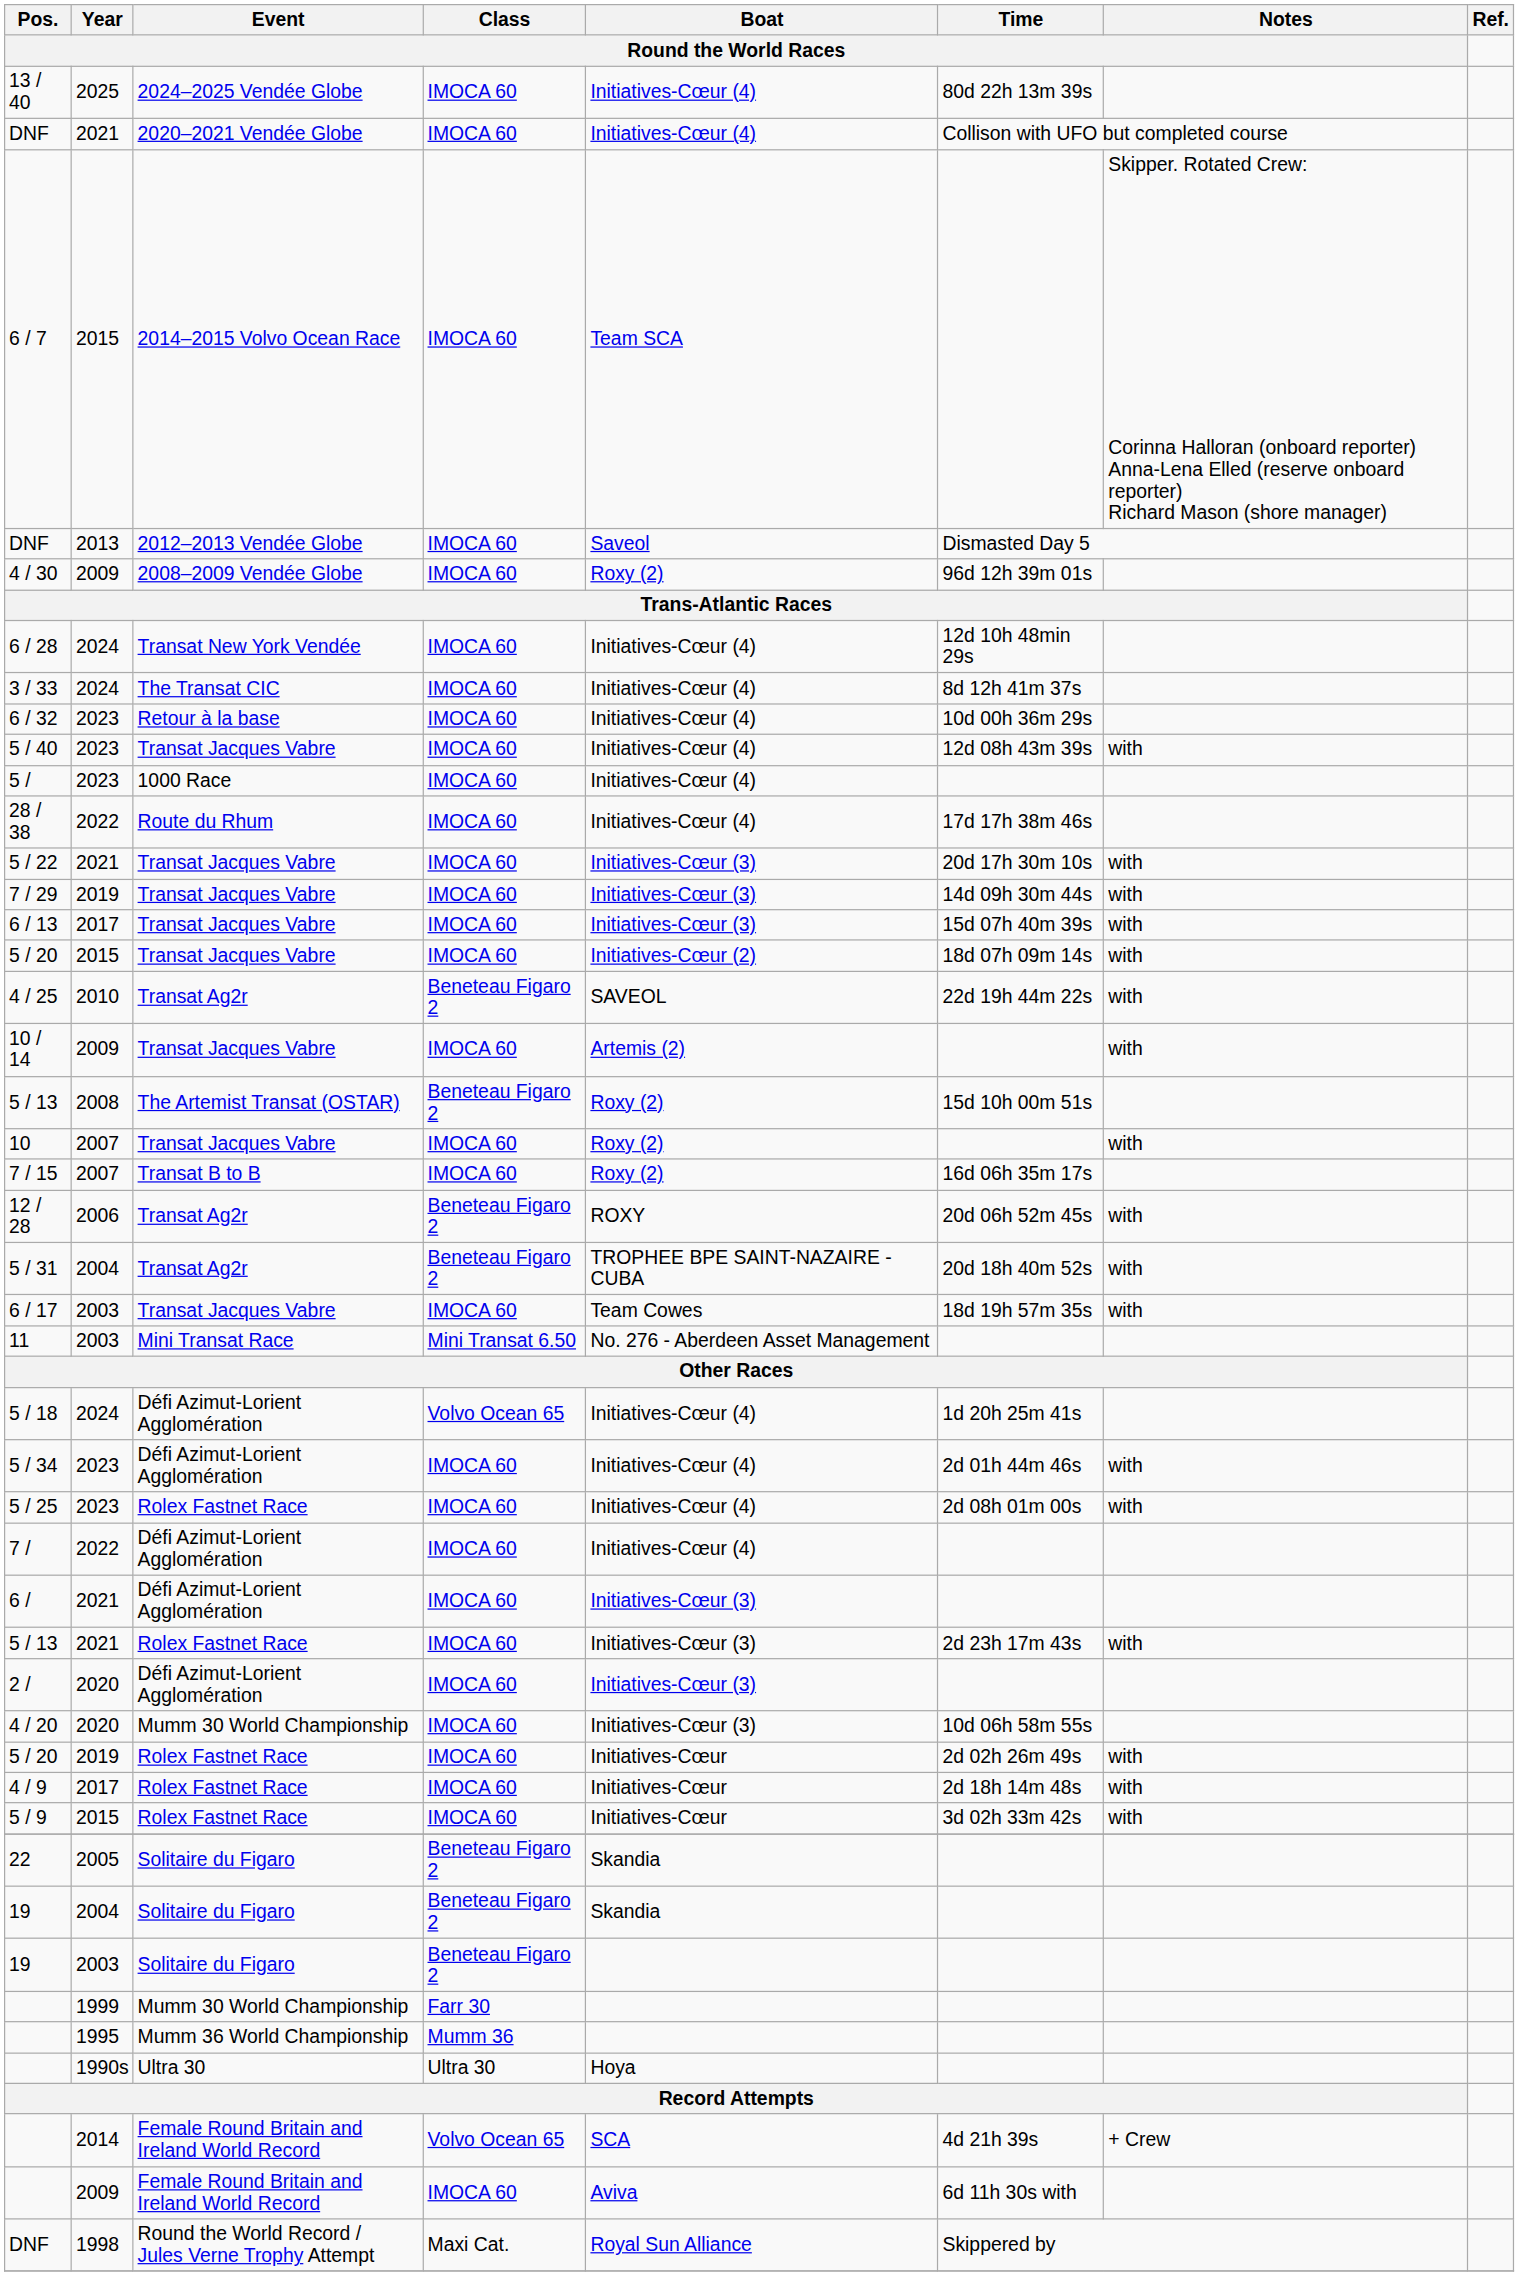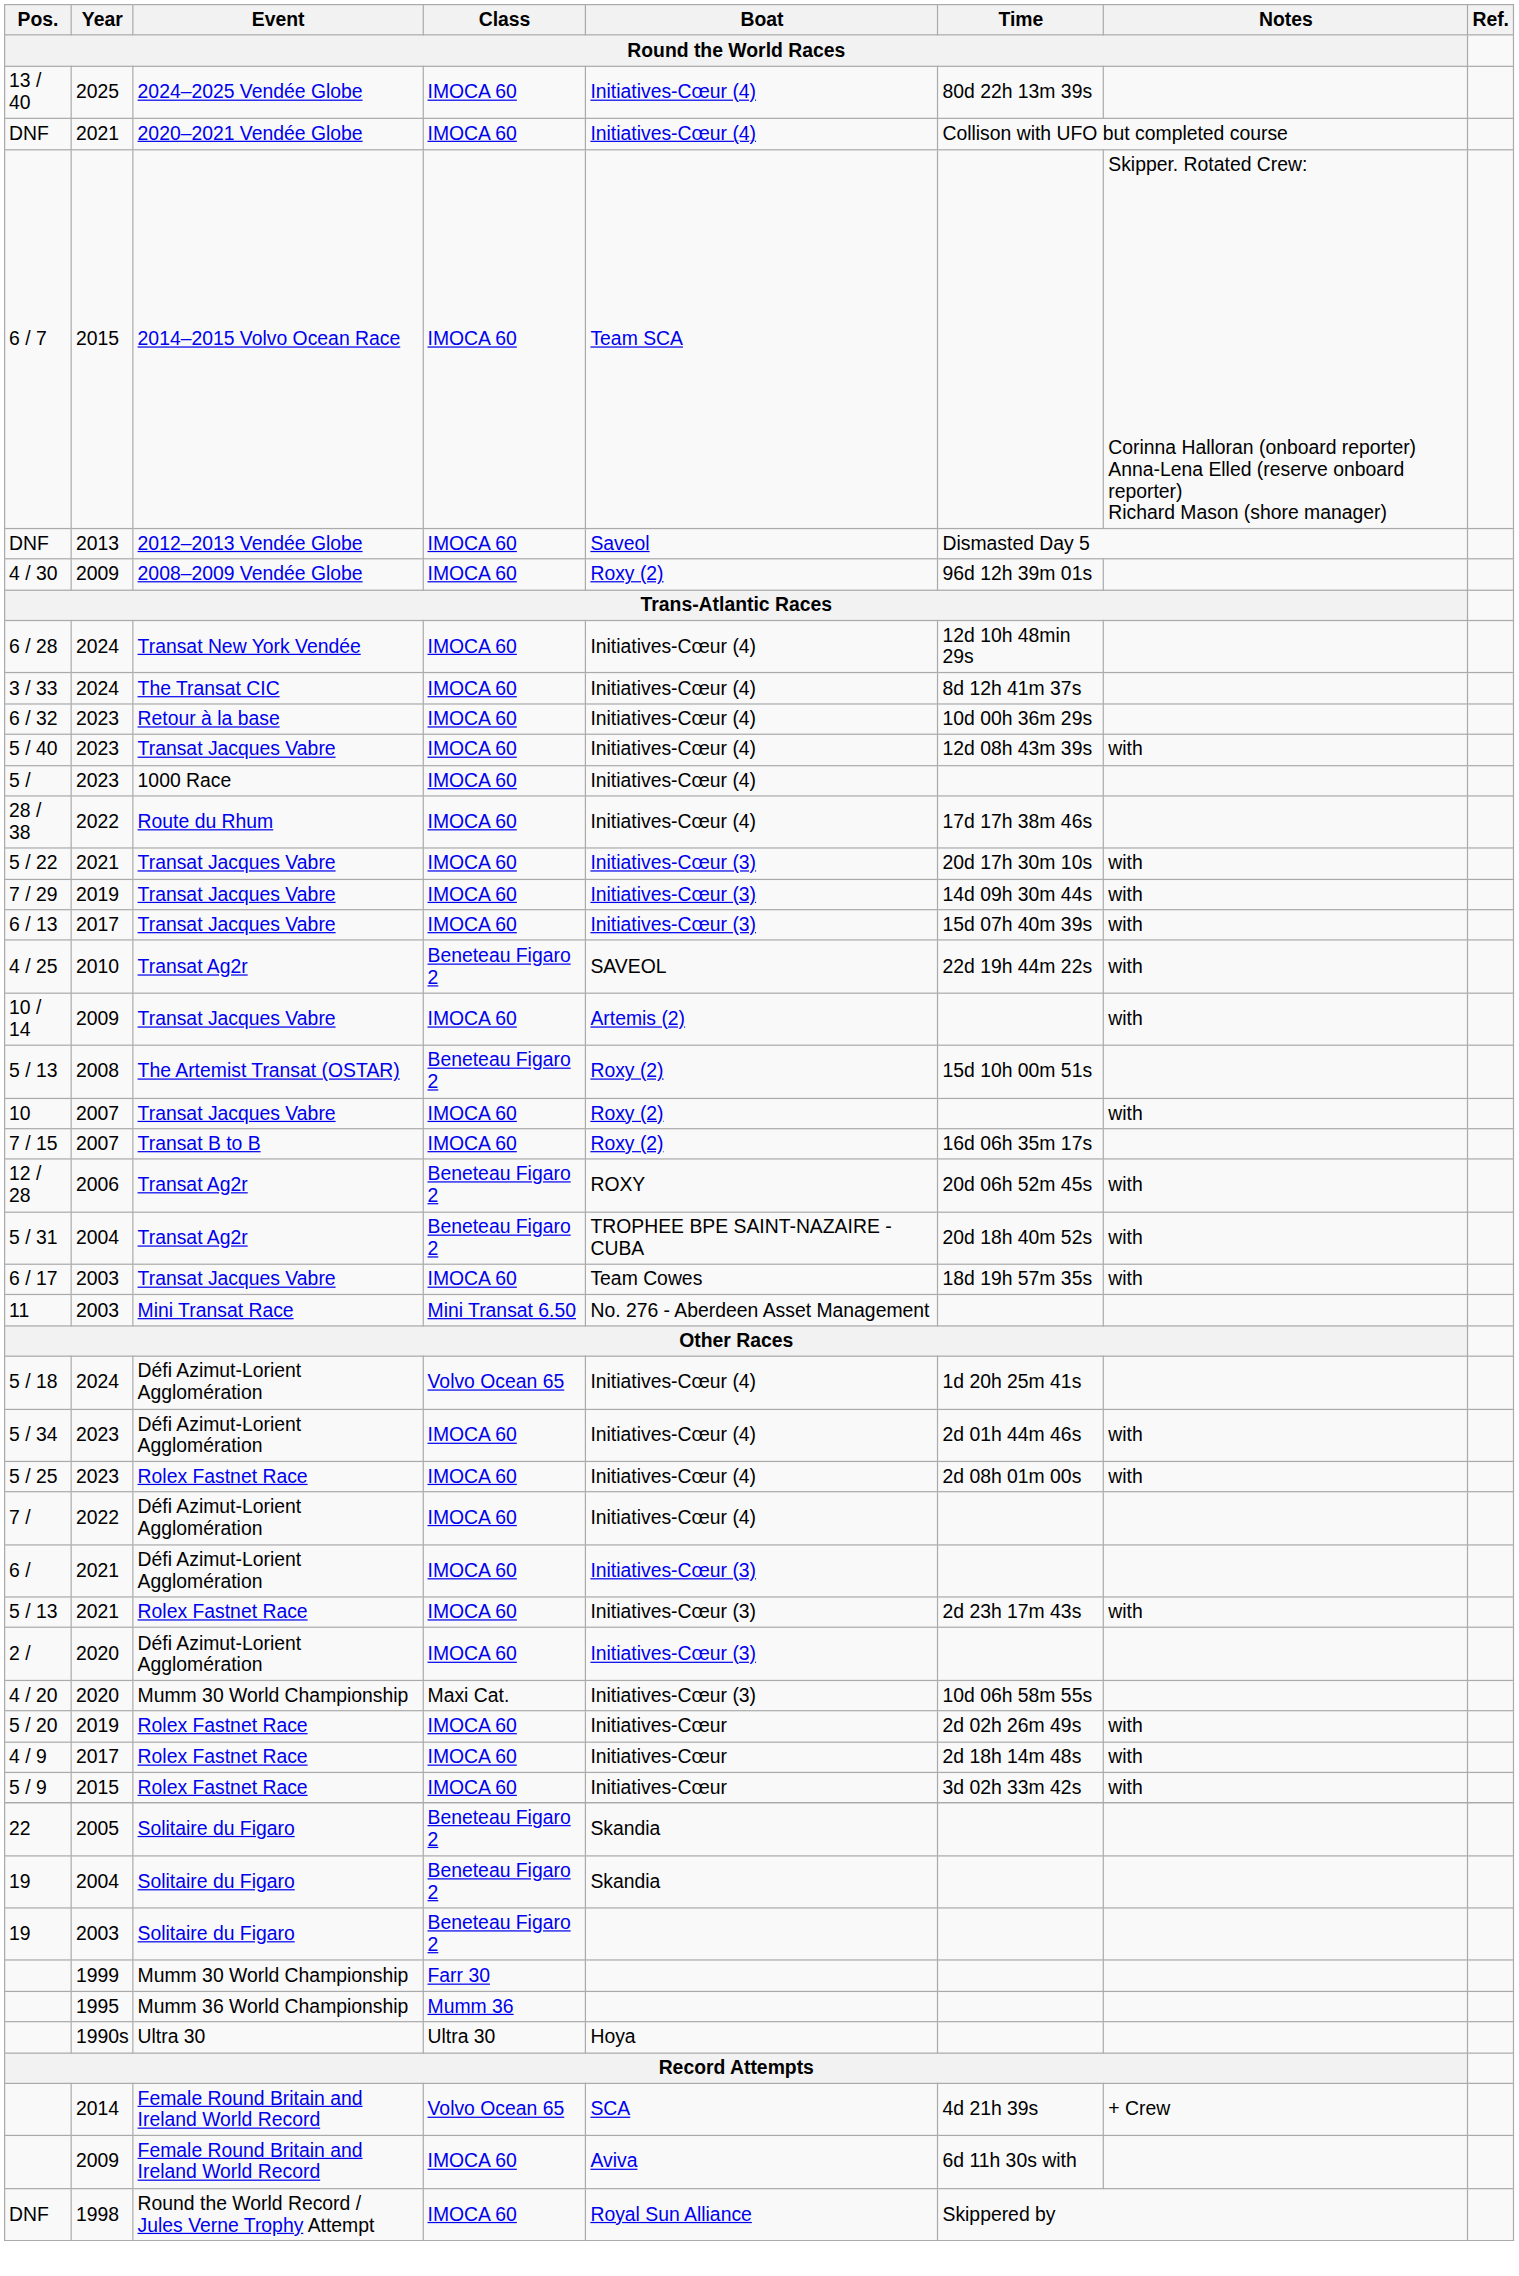- row: (33, 955)
(472, 1726) IMOCA 60 -> (468, 1695) Maxi Cat.
(468, 2245) Maxi Cat. -> (472, 2214) IMOCA 60
